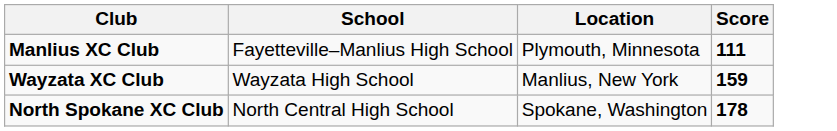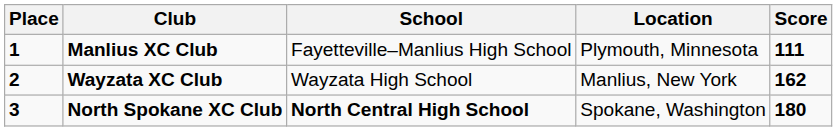+ column: (34, 19)
(732, 79) 159 -> (791, 79) 162
(343, 110) normal -> (410, 110) bold
(732, 110) 178 -> (791, 110) 180
